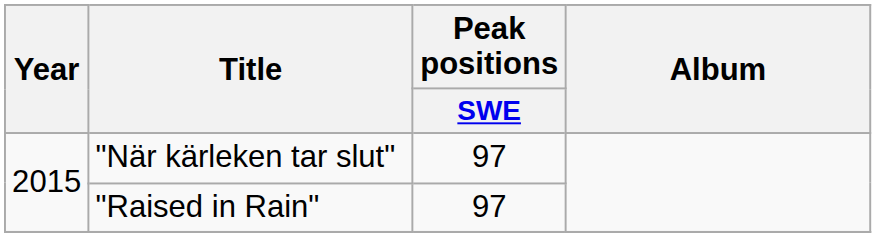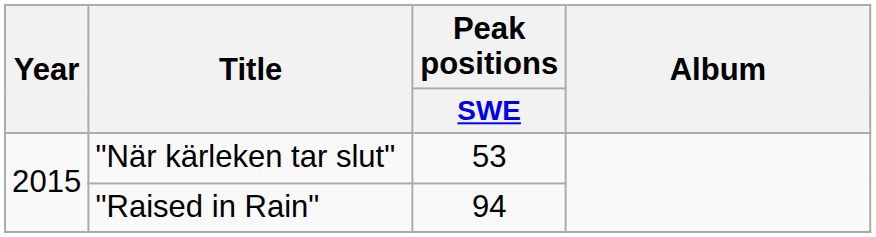(489, 157) 97 -> (489, 157) 53
(489, 206) 97 -> (489, 206) 94
